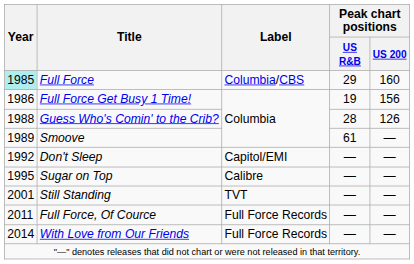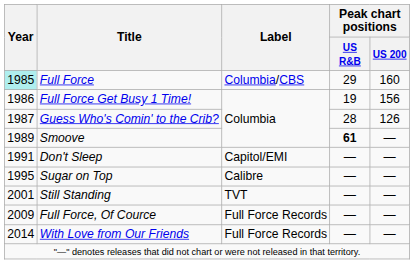(21, 118) 1988 -> (21, 118) 1987
(350, 137) normal -> (350, 137) bold
(21, 157) 1992 -> (21, 157) 1991
(20, 215) 2011 -> (21, 215) 2009
